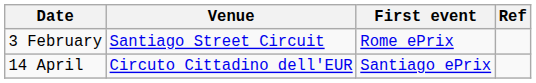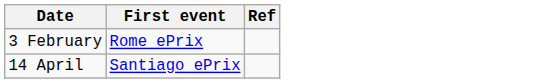- column: (231, 17)
